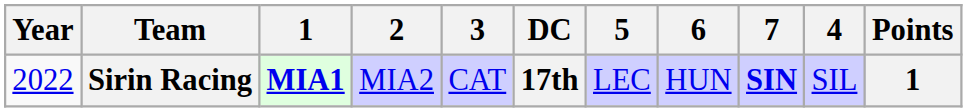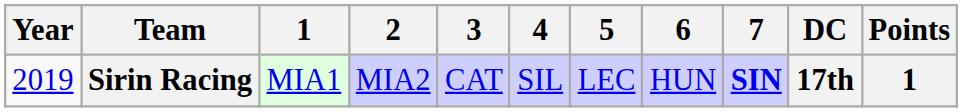columns swapped: (834, 29) <-> (550, 29)
(43, 79) 2022 -> (43, 79) 2019
(306, 79) bold -> (304, 79) normal
